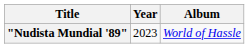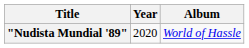(145, 33) 2023 -> (145, 33) 2020
